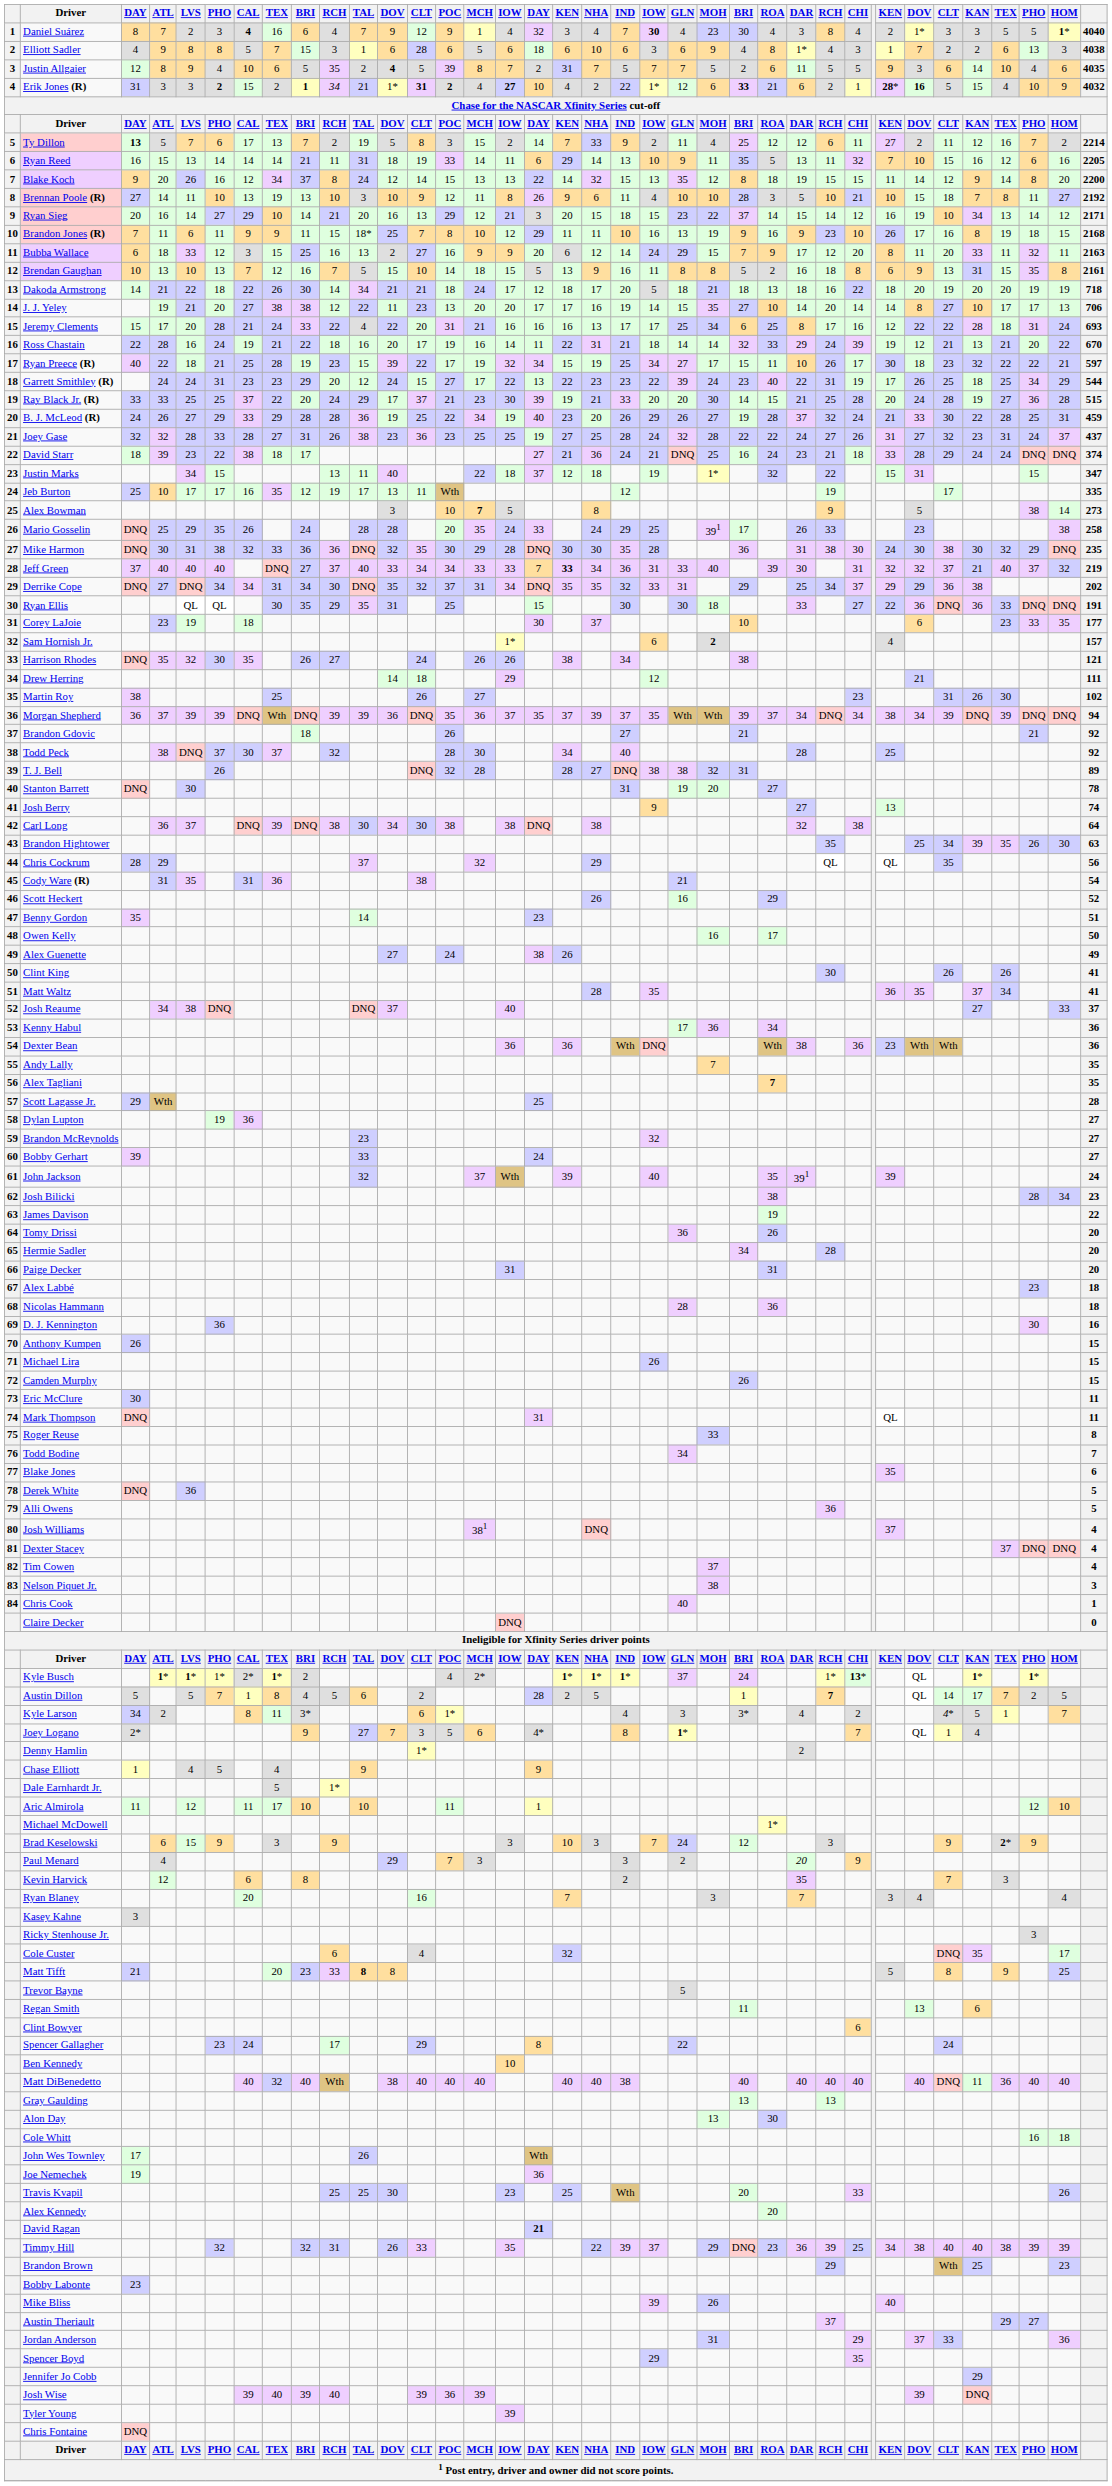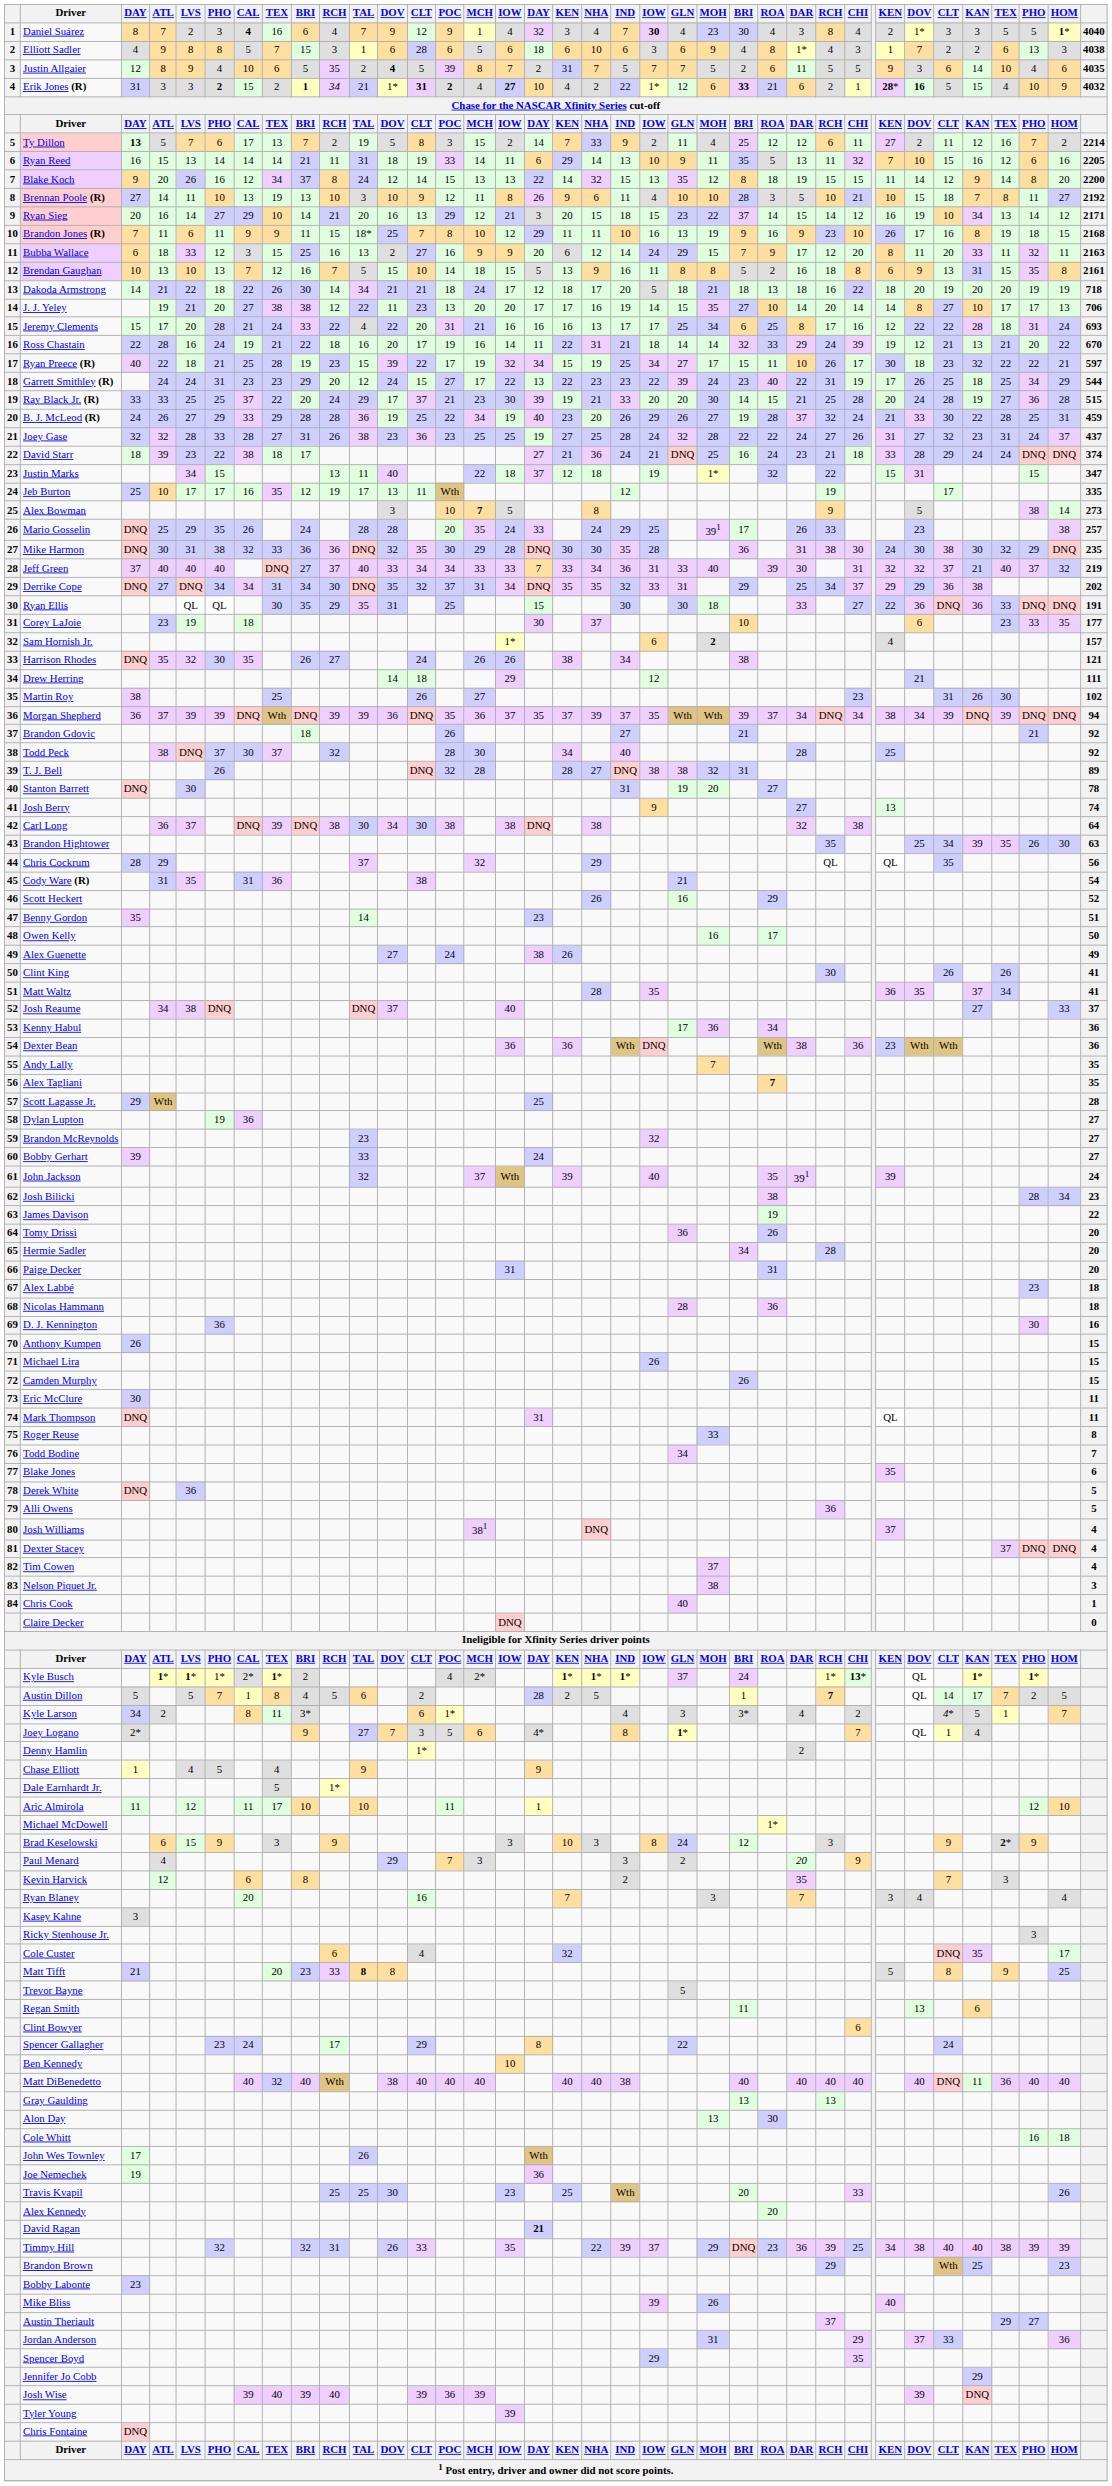(1094, 530) 258 -> (1094, 530) 257
(567, 568) bold -> (567, 568) normal
(654, 1843) 7 -> (654, 1843) 8
